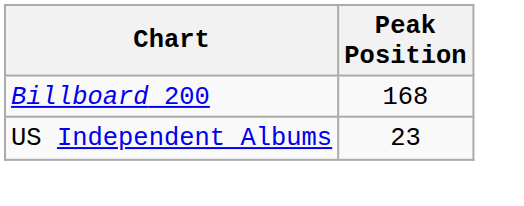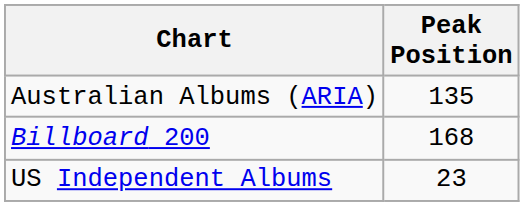+ row: (195, 97)
